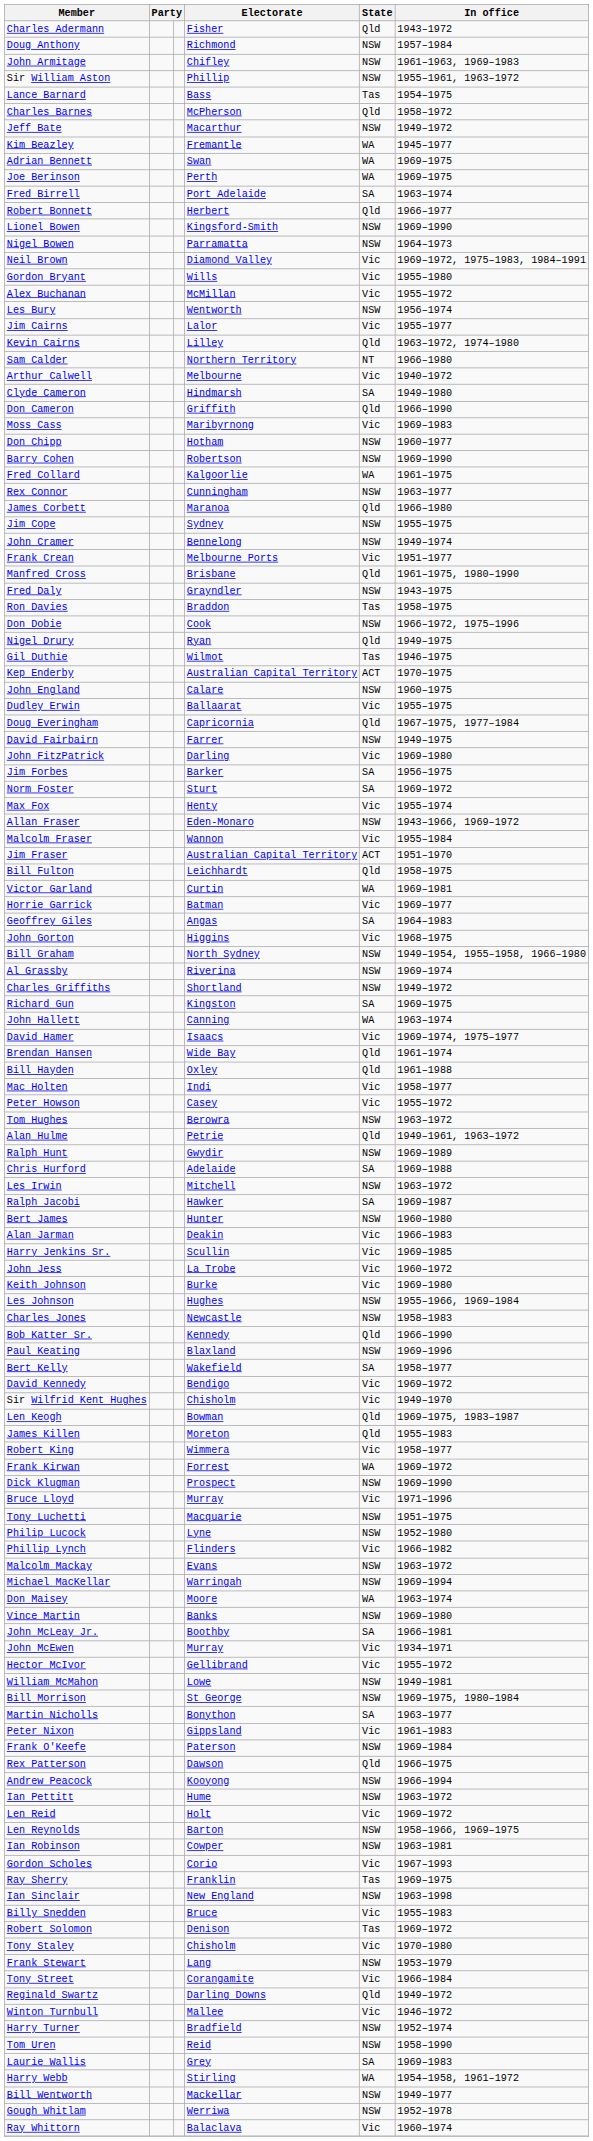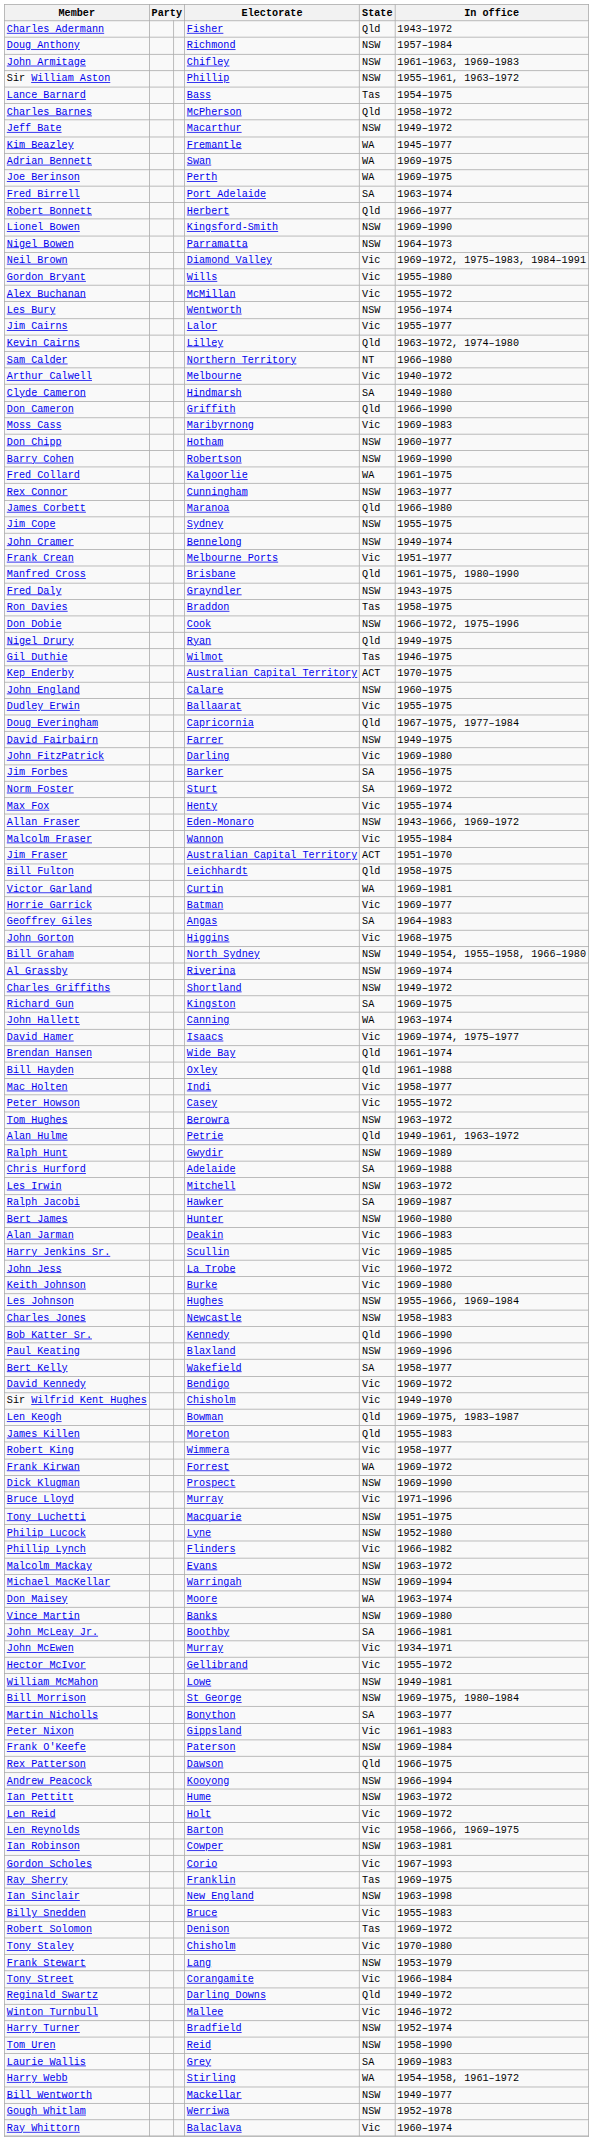(371, 1831) NSW -> (371, 1831) Vic
